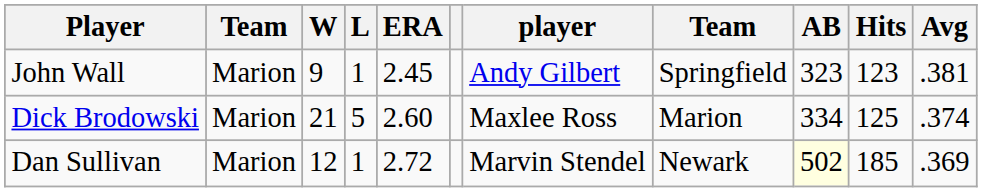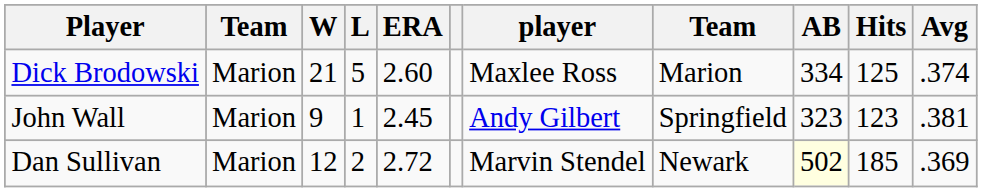rows swapped: (68, 72) <-> (105, 117)
(358, 162) 1 -> (358, 162) 2
